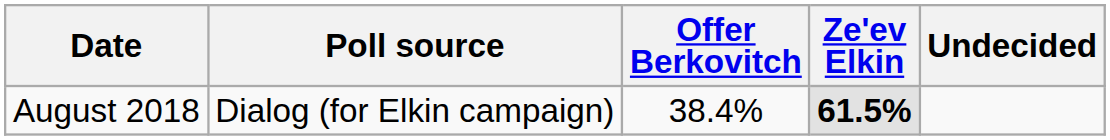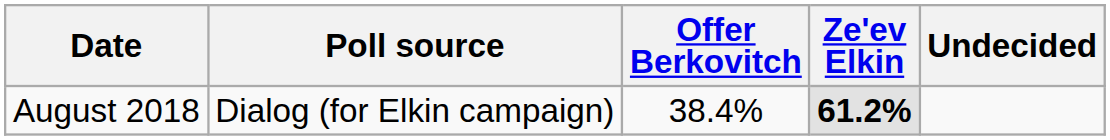(865, 110) 61.5% -> (865, 110) 61.2%
